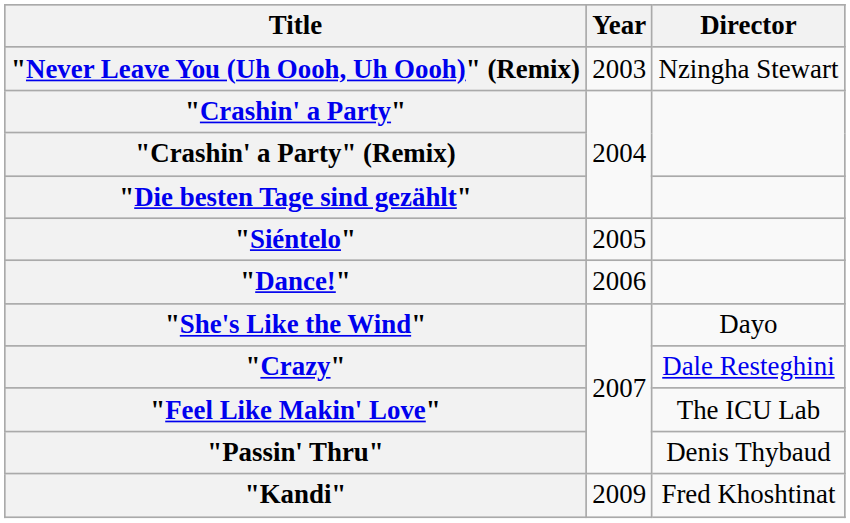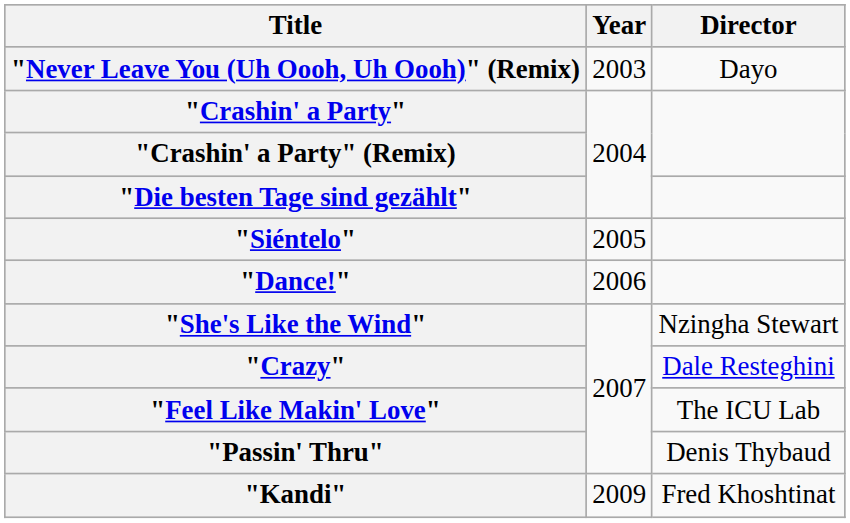(748, 68) Nzingha Stewart -> (748, 68) Dayo
(748, 324) Dayo -> (748, 324) Nzingha Stewart
